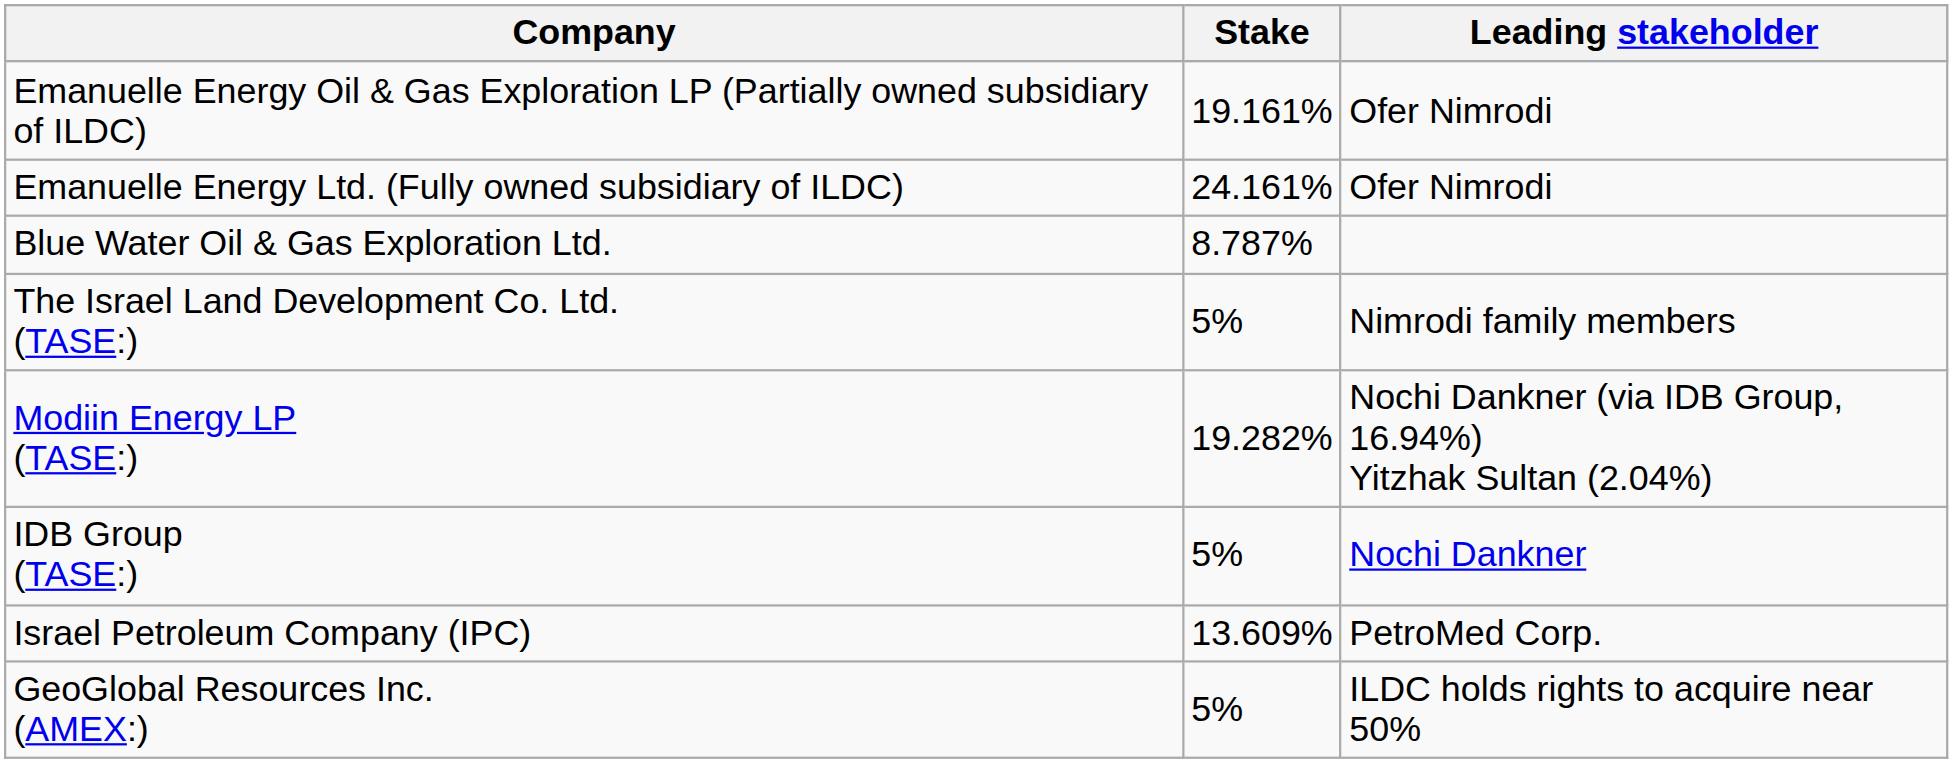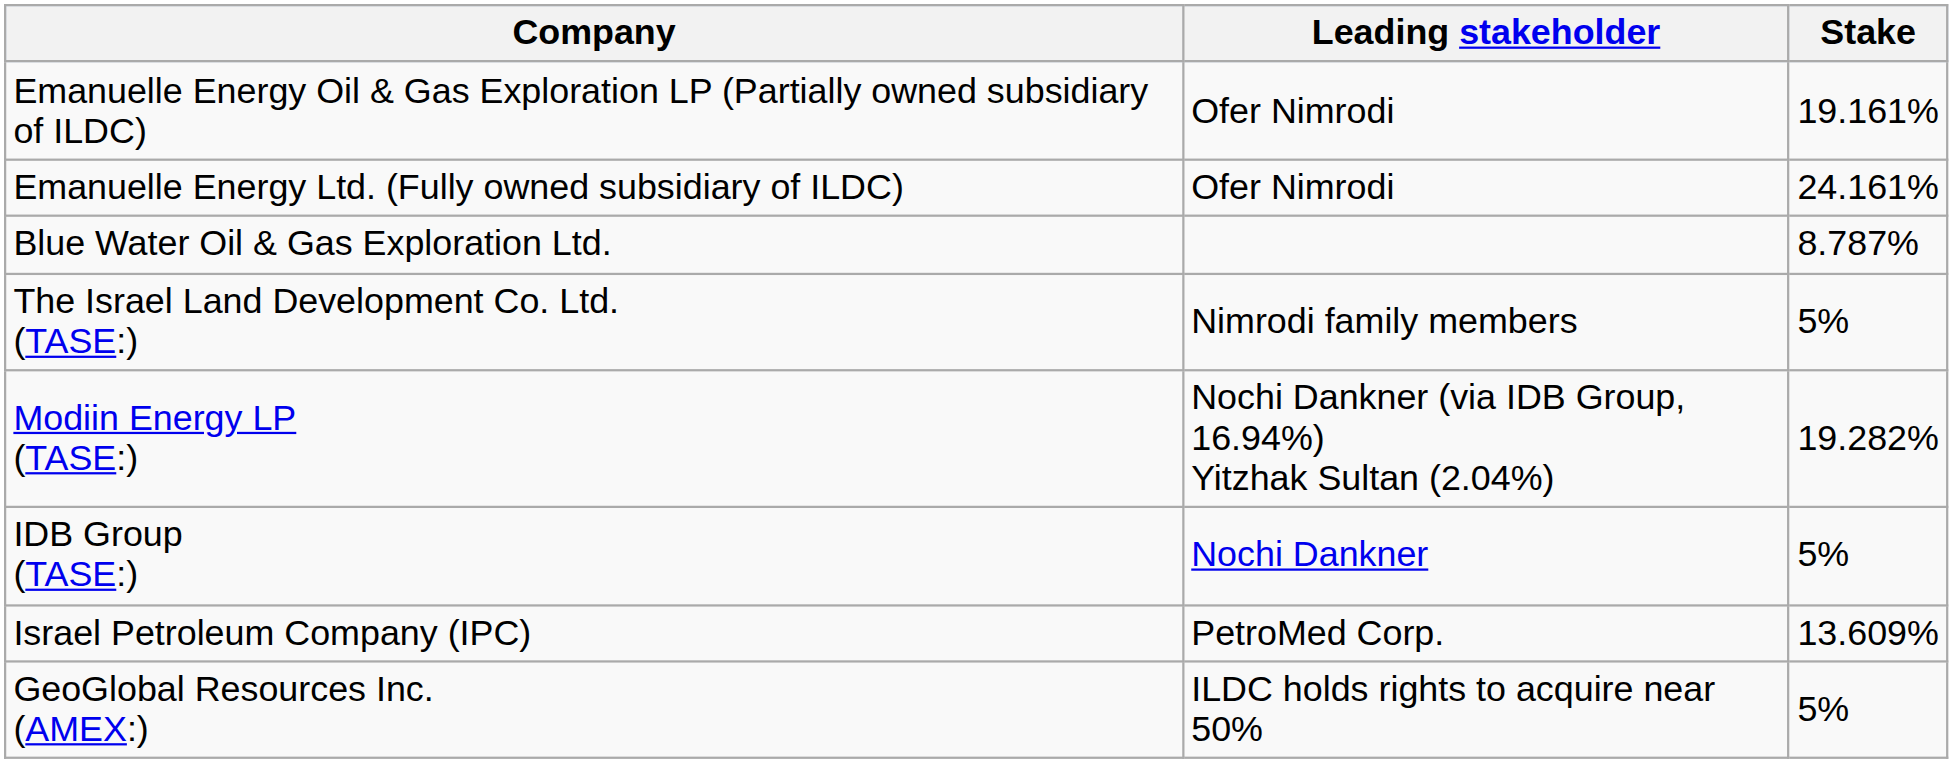columns swapped: (1262, 32) <-> (1644, 32)
